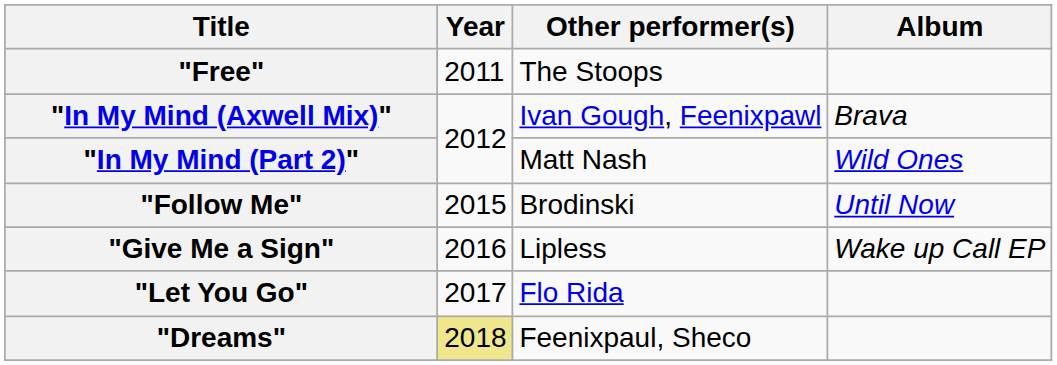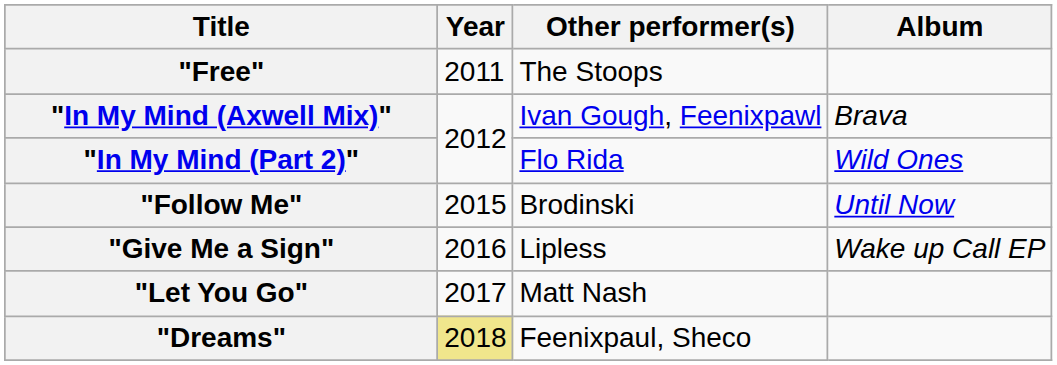(583, 159) Matt Nash -> (572, 159) Flo Rida
(572, 293) Flo Rida -> (583, 293) Matt Nash
